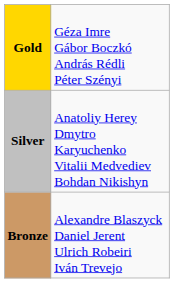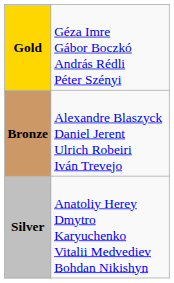rows swapped: (28, 140) <-> (28, 234)
